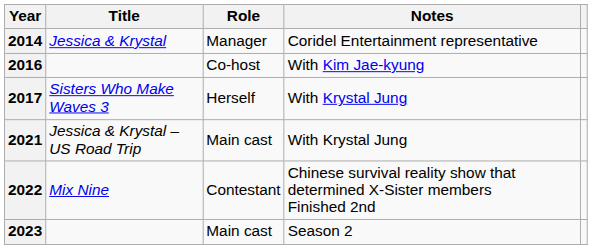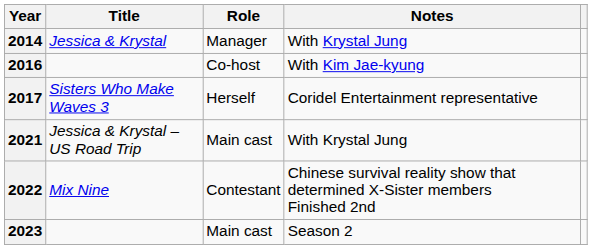(413, 41) Coridel Entertainment representative -> (347, 41) With Krystal Jung
(347, 98) With Krystal Jung -> (413, 98) Coridel Entertainment representative
